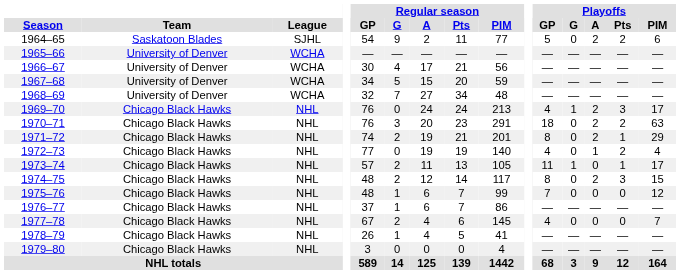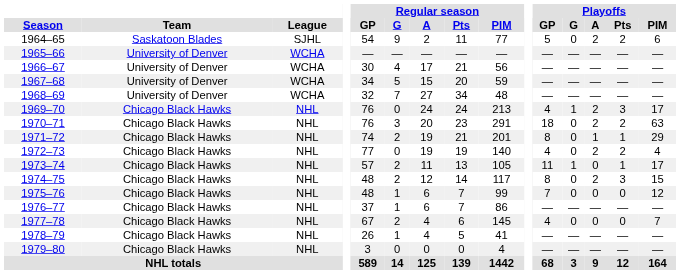(595, 137) 2 -> (595, 137) 1
(595, 151) 1 -> (595, 151) 2
